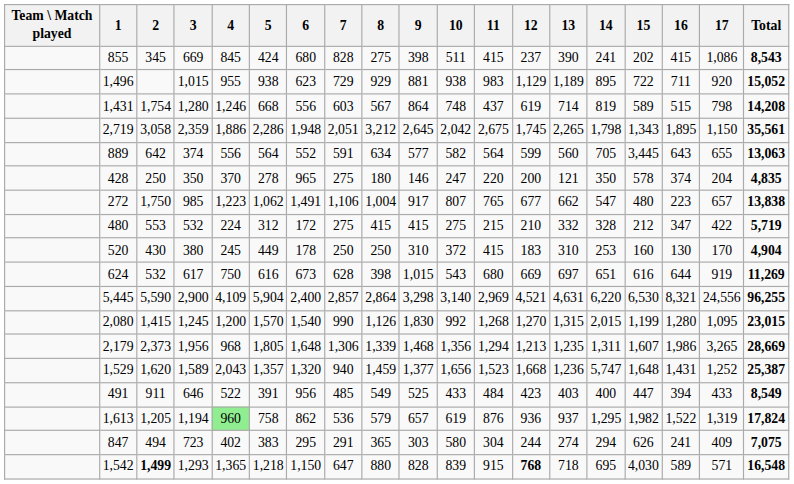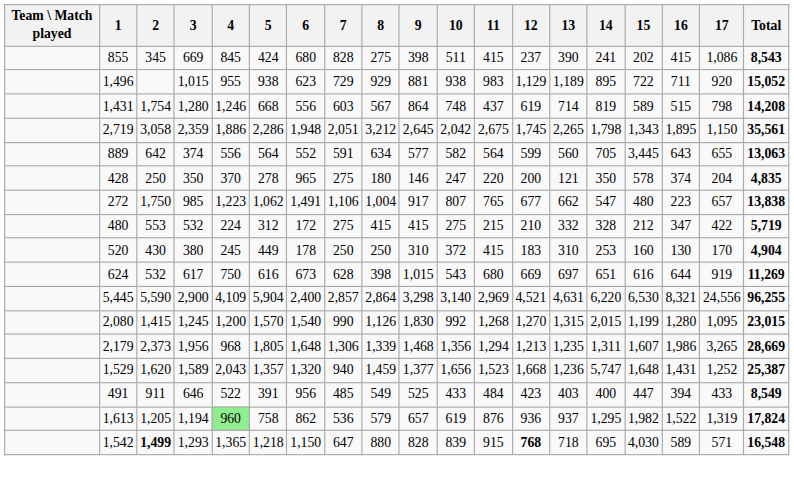- row: (118, 442)
